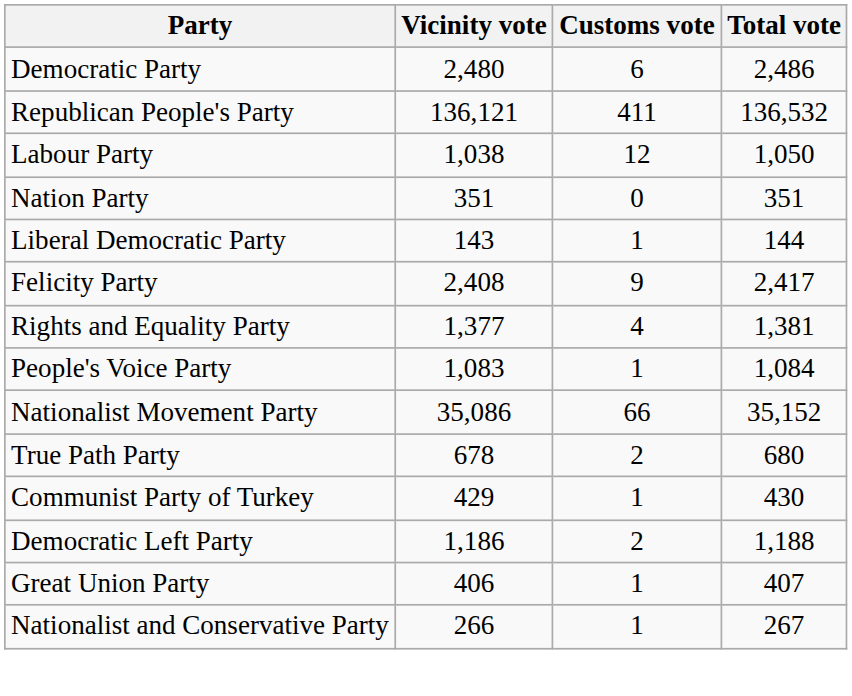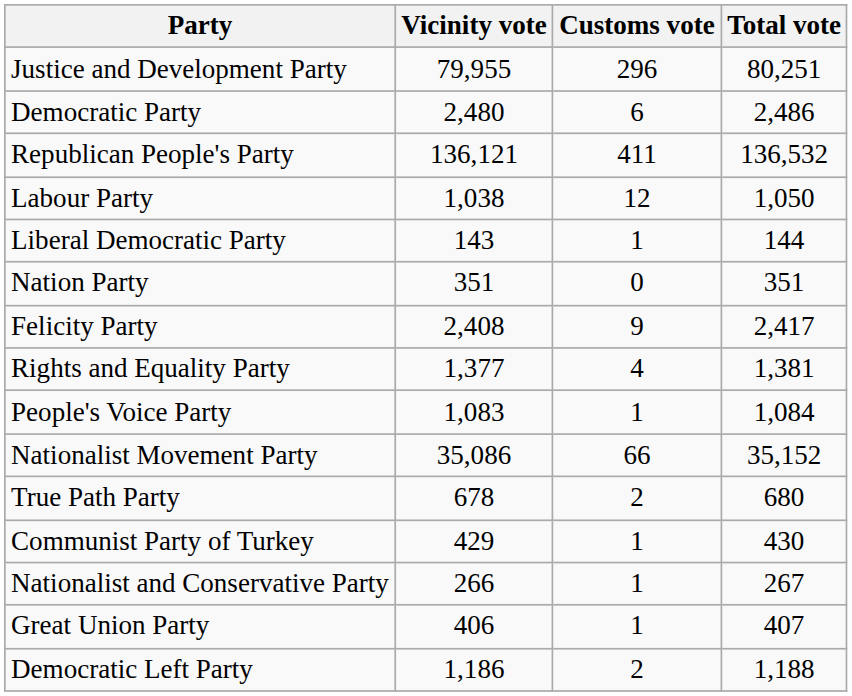+ row: (179, 68)
rows swapped: (80, 197) <-> (148, 240)
rows swapped: (200, 626) <-> (132, 540)
